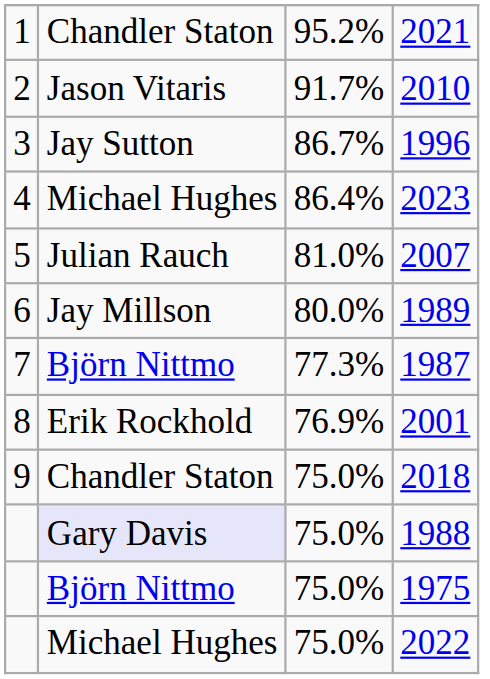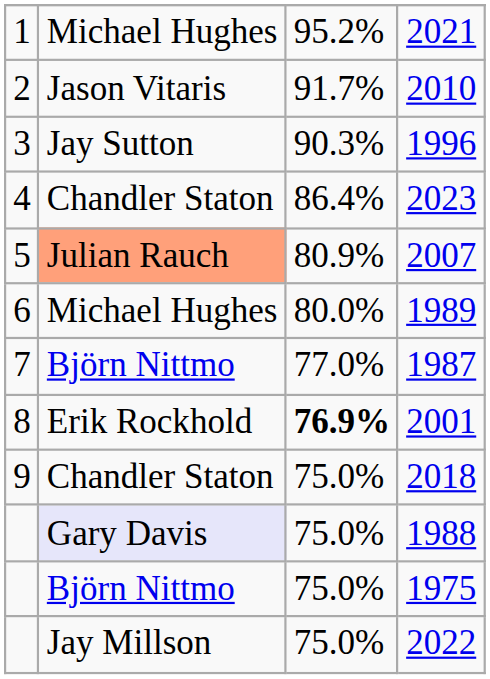(160, 32) Chandler Staton -> (162, 32) Michael Hughes
(339, 143) 86.7% -> (339, 143) 90.3%
(162, 198) Michael Hughes -> (160, 198) Chandler Staton
(138, 254) no background -> (138, 254) lightsalmon background
(339, 254) 81.0% -> (339, 254) 80.9%
(129, 310) Jay Millson -> (162, 310) Michael Hughes
(339, 365) 77.3% -> (339, 365) 77.0%
(339, 421) normal -> (342, 421) bold
(162, 643) Michael Hughes -> (129, 643) Jay Millson
